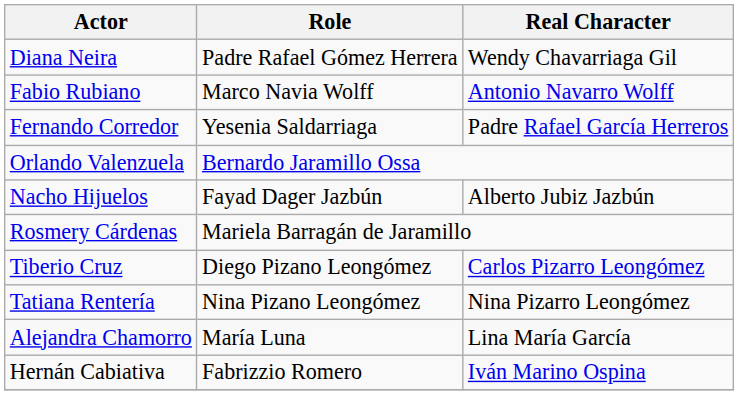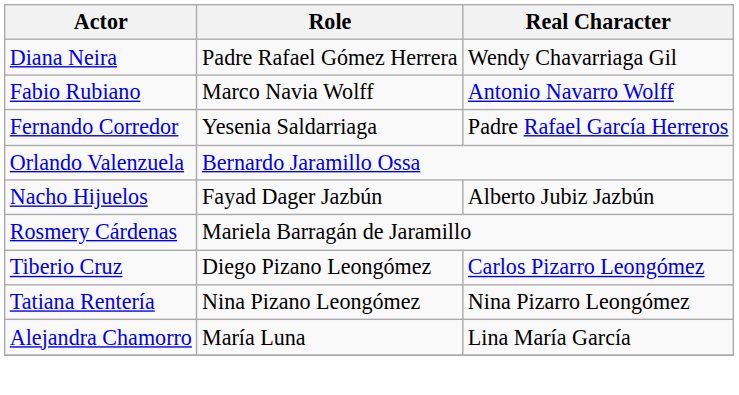- row: (87, 372)
